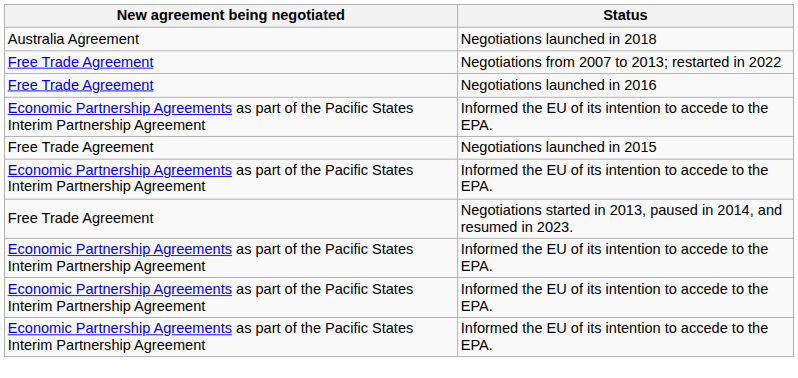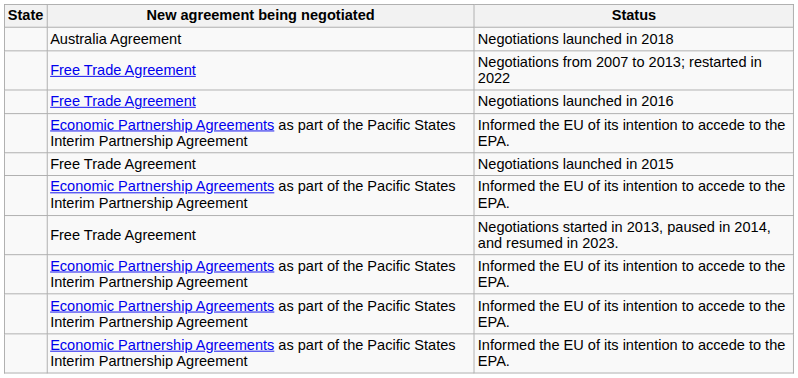+ column: (26, 16)
